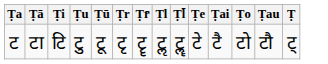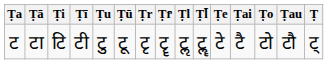+ column: (81, 14)
